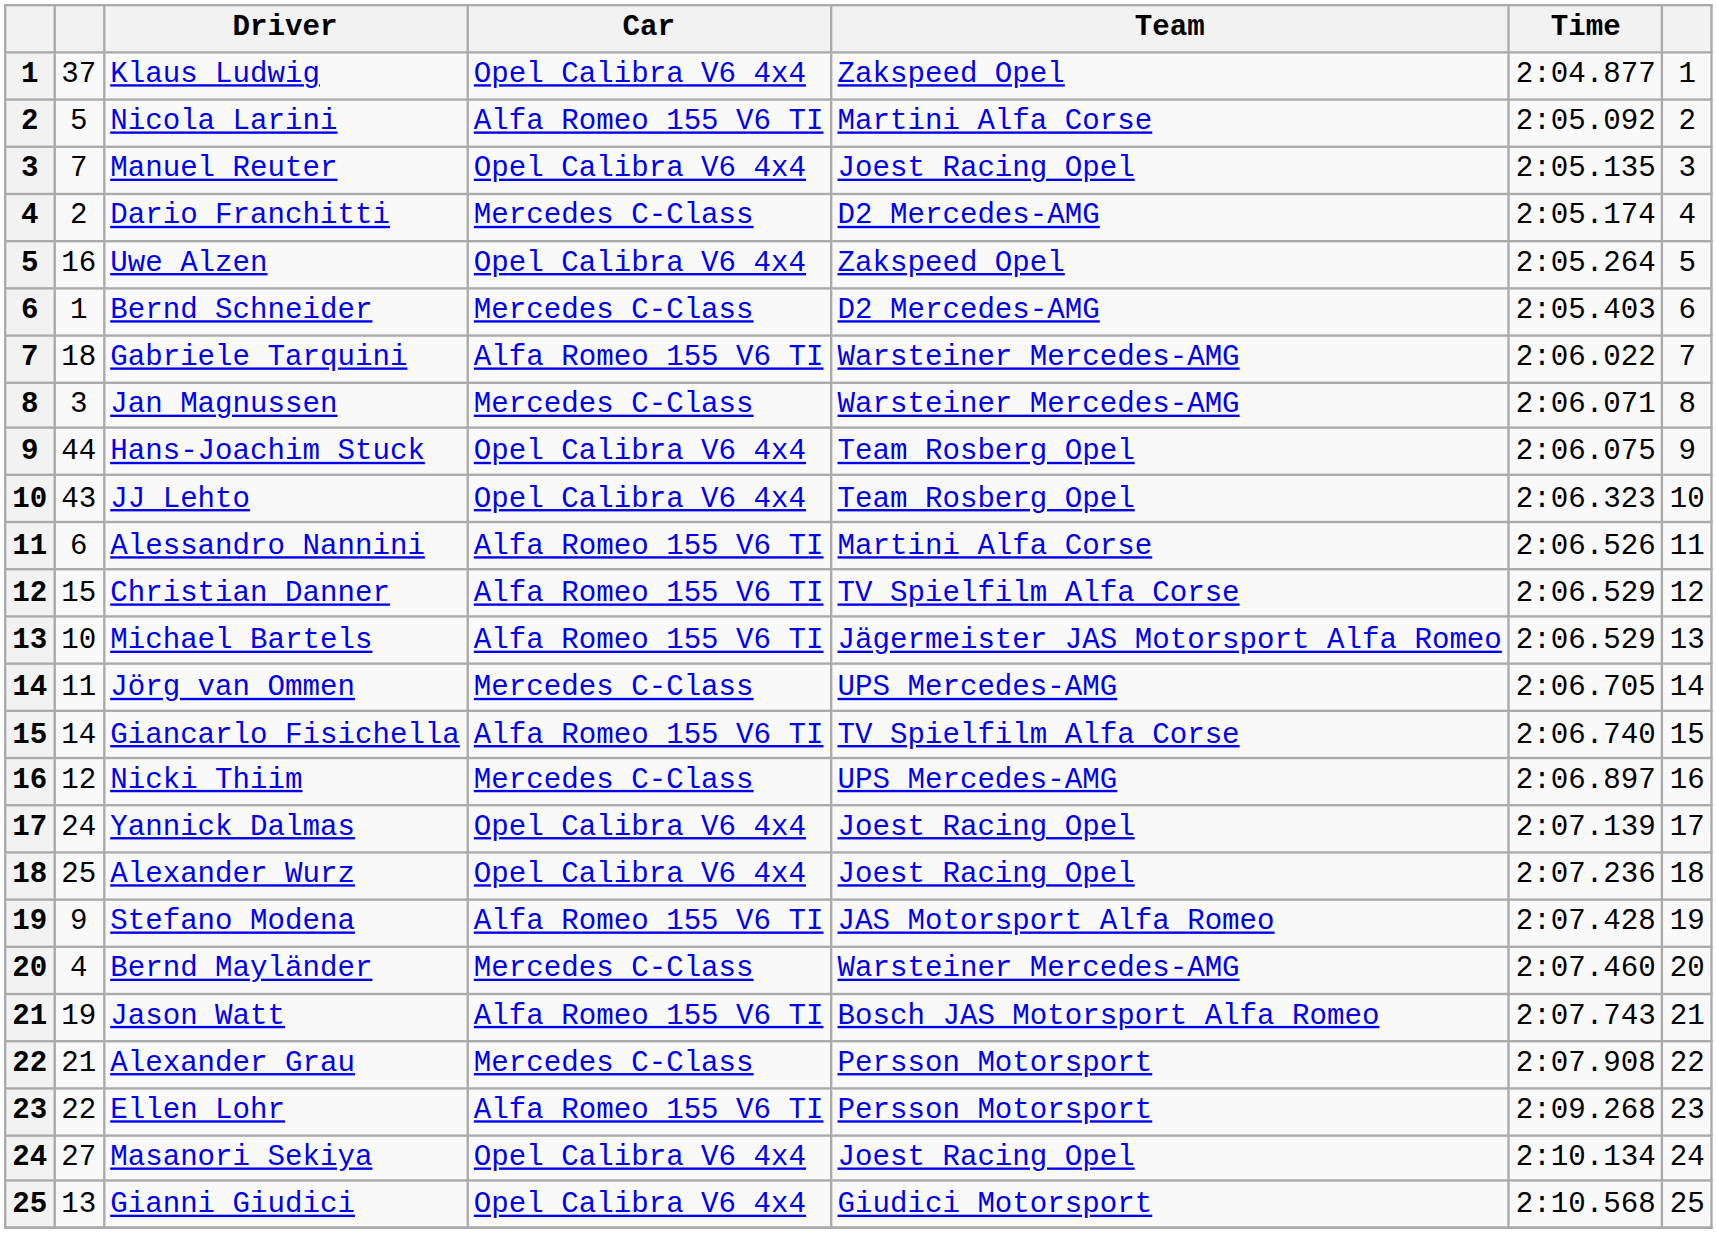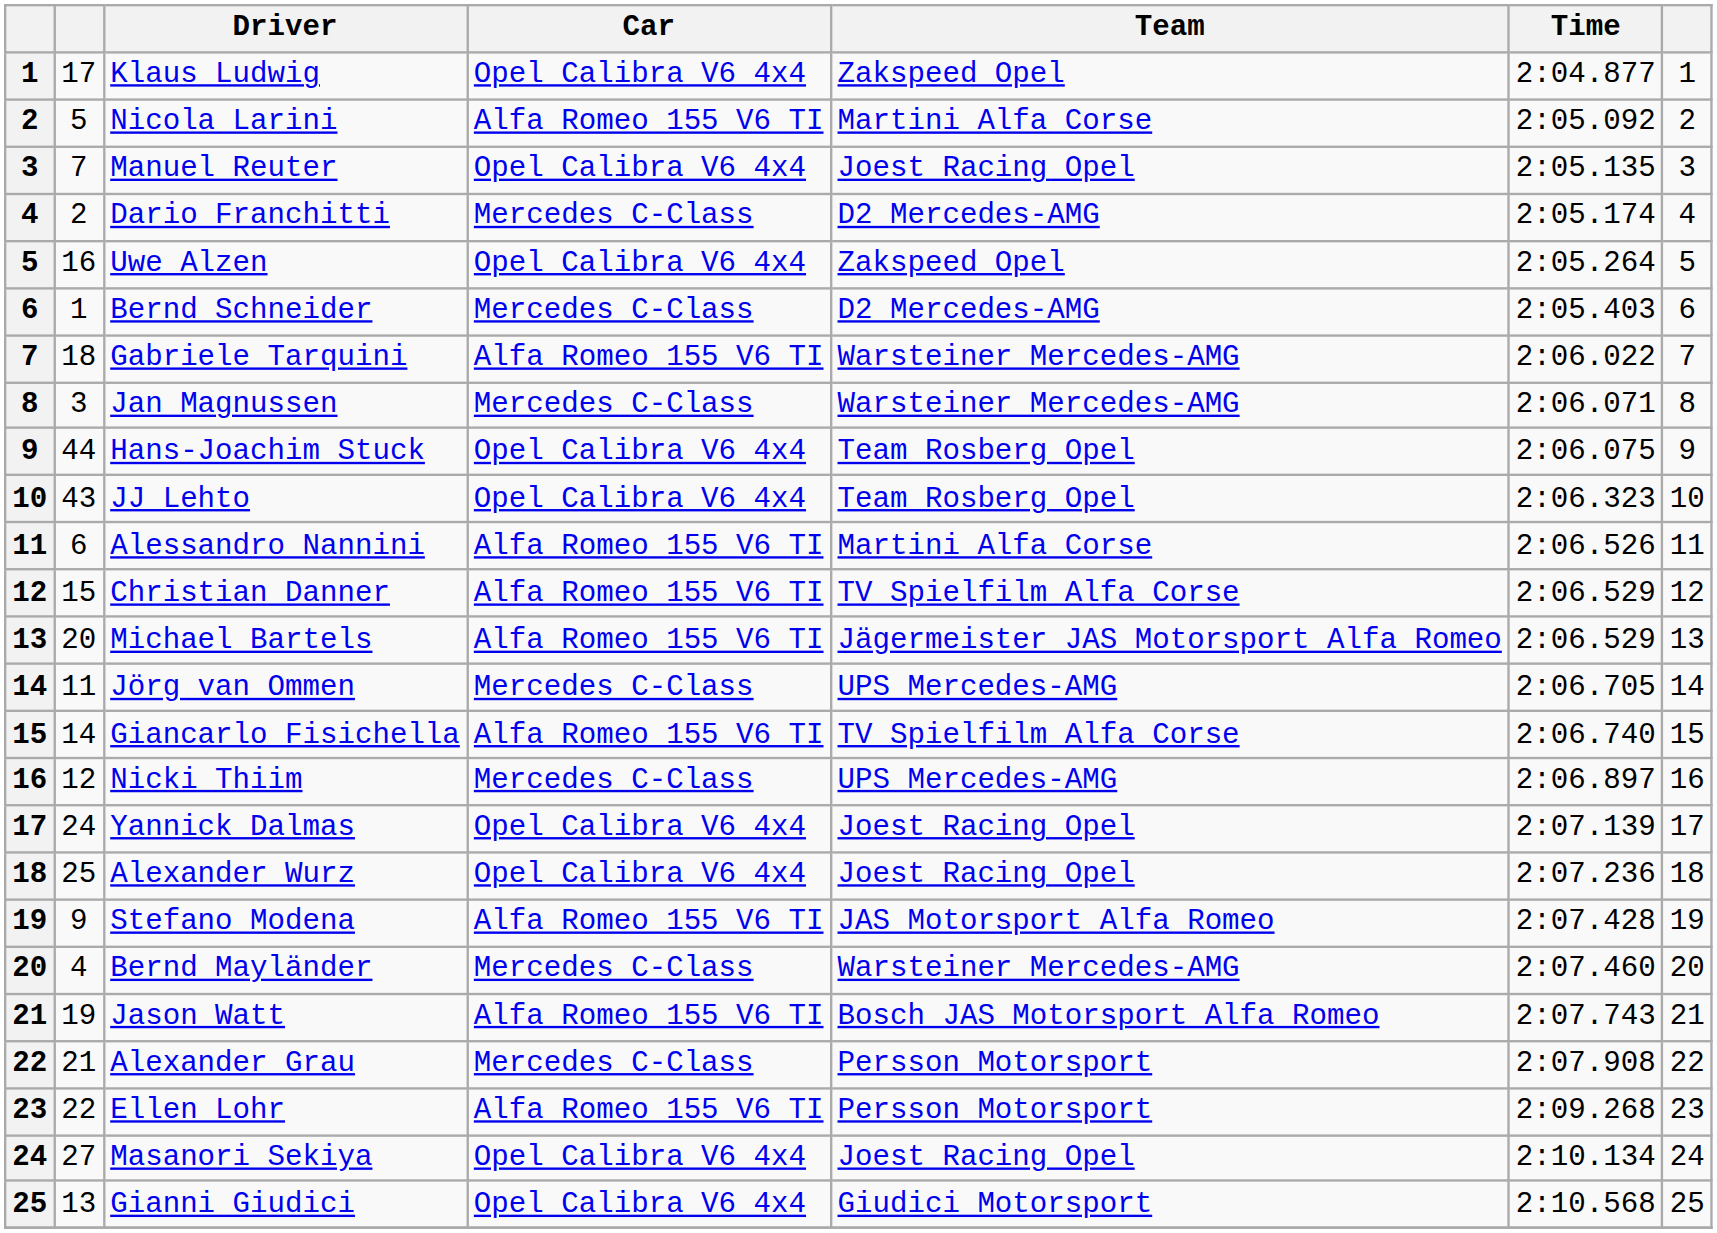(79, 76) 37 -> (79, 76) 17
(79, 641) 10 -> (79, 641) 20
